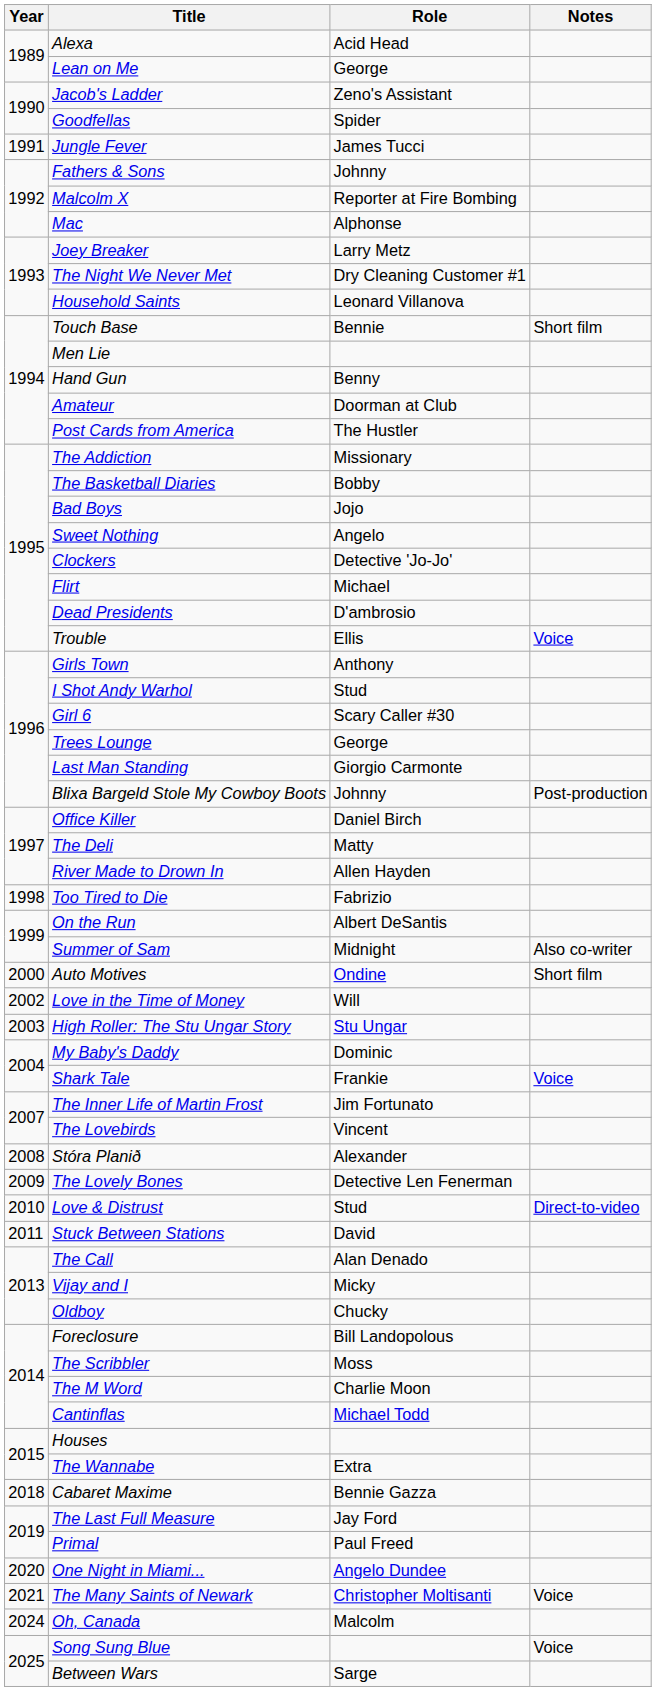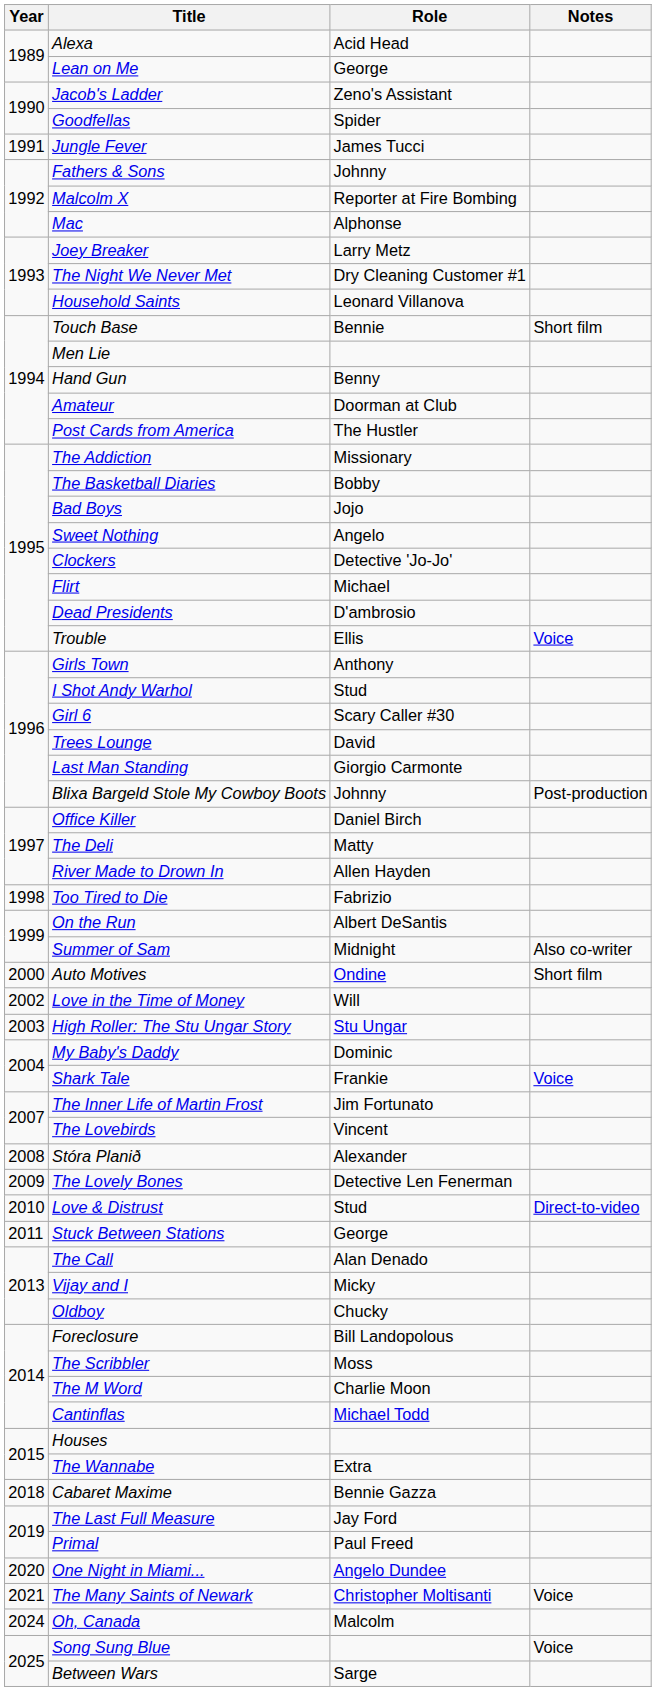(361, 742) George -> (354, 742) David
(354, 1233) David -> (361, 1233) George
